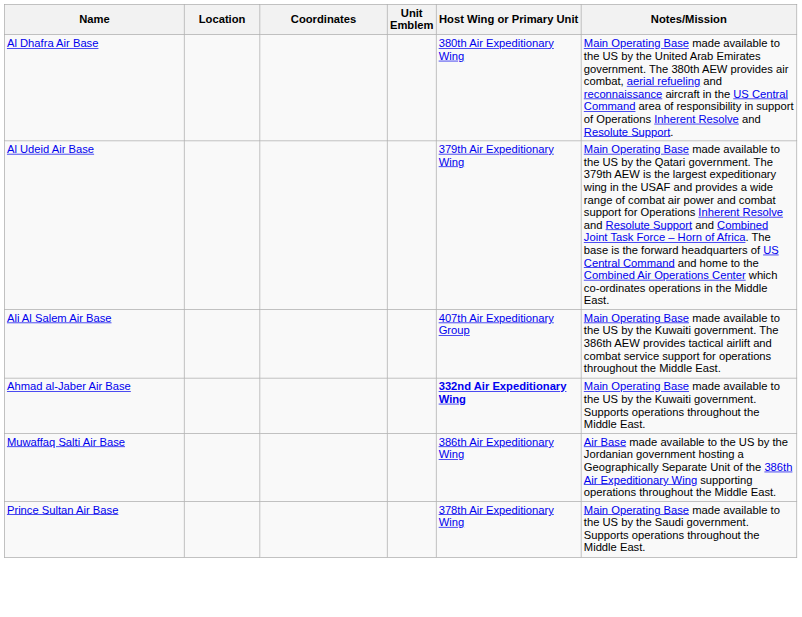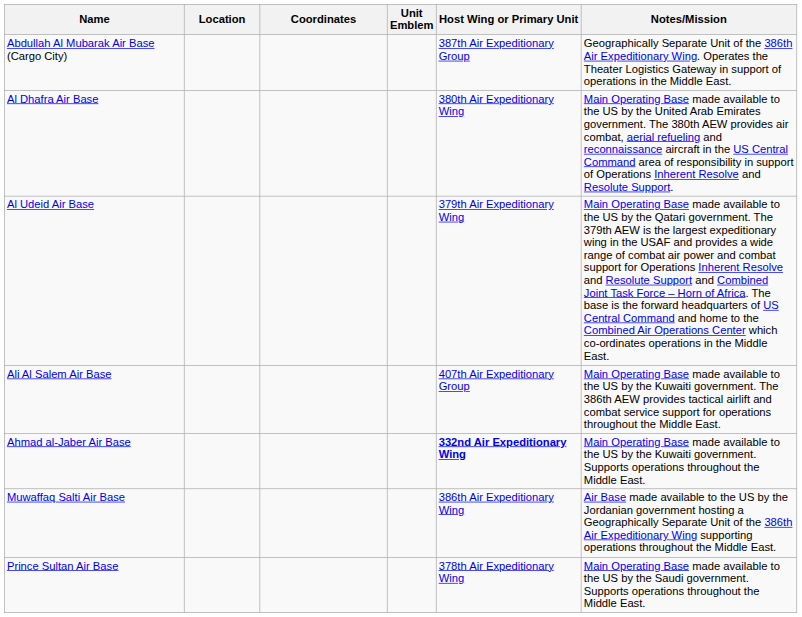+ row: (81, 50)
